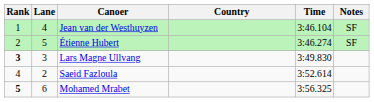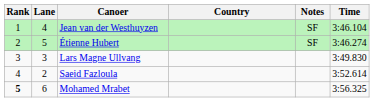columns swapped: (314, 12) <-> (351, 12)
(18, 58) bold -> (18, 58) normal
